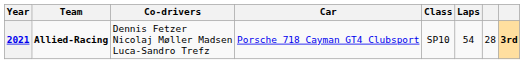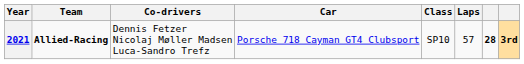(469, 39) 54 -> (469, 39) 57
(490, 39) normal -> (490, 39) bold
